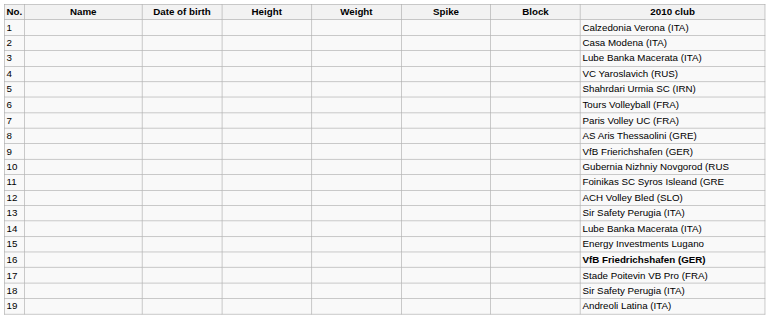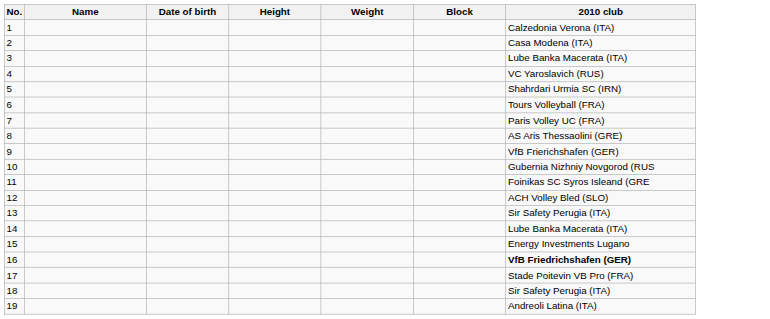- column: (446, 12)
